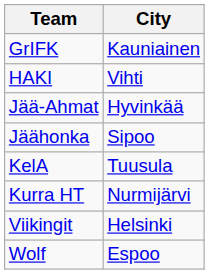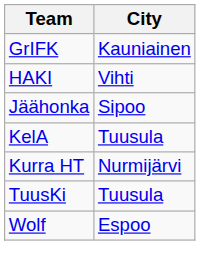- row: (54, 107)
+ row: (37, 195)
- row: (41, 225)
